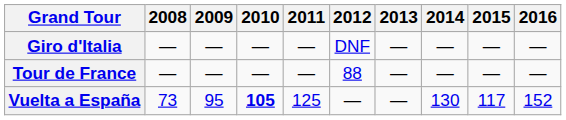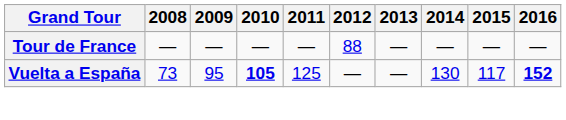- row: (74, 45)
(538, 100) normal -> (538, 73) bold
